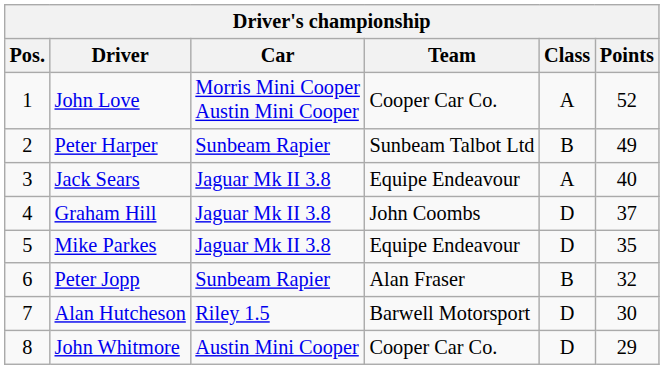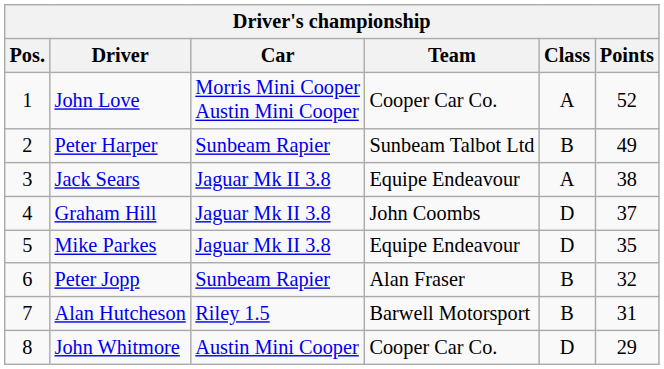(627, 179) 40 -> (627, 179) 38
(567, 313) D -> (567, 313) B
(627, 313) 30 -> (627, 313) 31
